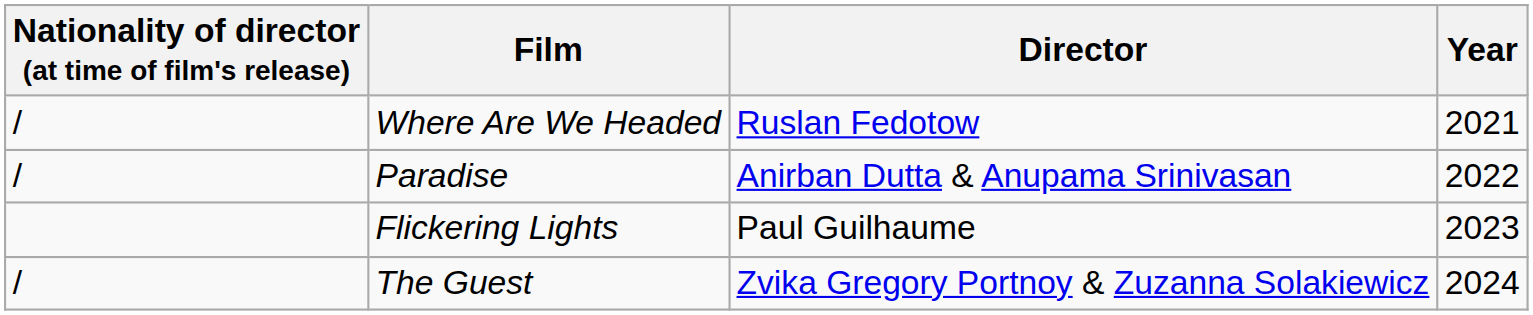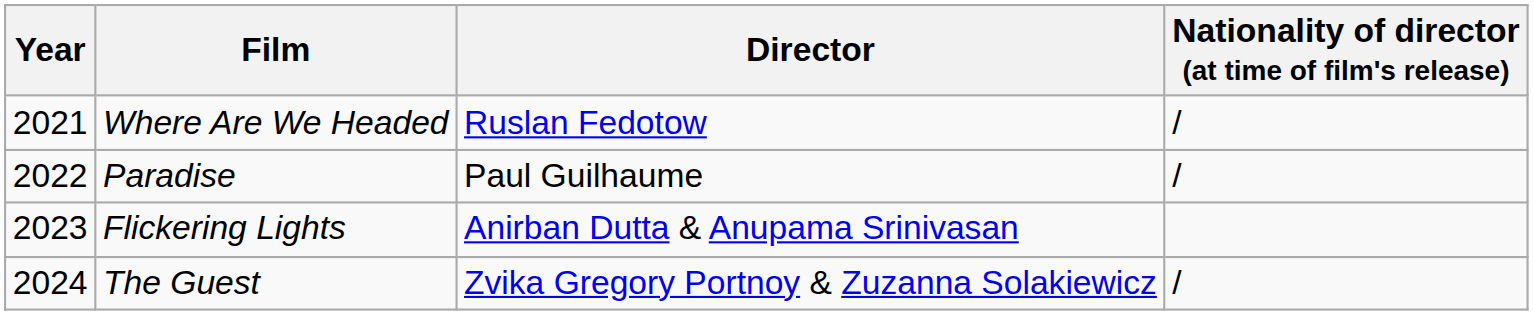columns swapped: (1482, 50) <-> (186, 50)
(1014, 175) Anirban Dutta & Anupama Srinivasan -> (584, 175) Paul Guilhaume
(856, 228) Paul Guilhaume -> (741, 228) Anirban Dutta & Anupama Srinivasan
